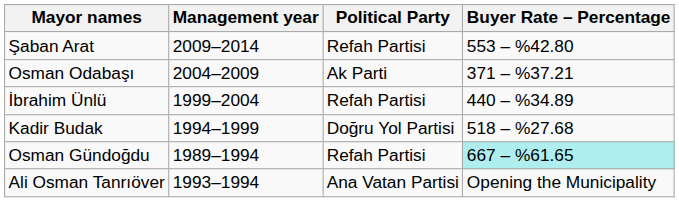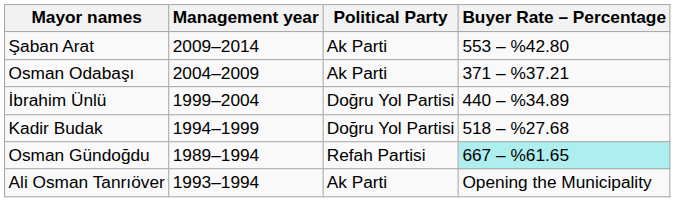(376, 45) Refah Partisi -> (357, 45) Ak Parti
(376, 100) Refah Partisi -> (391, 100) Doğru Yol Partisi
(393, 182) Ana Vatan Partisi -> (357, 182) Ak Parti
